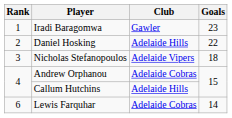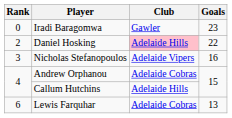(18, 27) 1 -> (18, 27) 0
(160, 43) no background -> (160, 43) pink background
(213, 58) 18 -> (213, 58) 16
(213, 105) 14 -> (213, 105) 13
